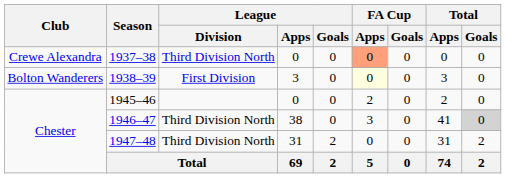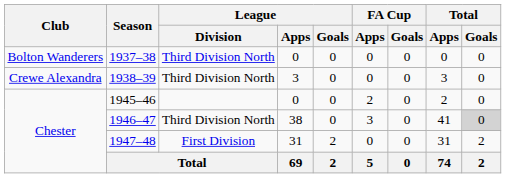(55, 57) Crewe Alexandra -> (55, 57) Bolton Wanderers
(370, 57) lightsalmon background -> (370, 57) no background
(55, 78) Bolton Wanderers -> (55, 78) Crewe Alexandra
(218, 78) First Division -> (218, 78) Third Division North
(370, 78) lightyellow background -> (370, 78) no background
(218, 141) Third Division North -> (218, 141) First Division
